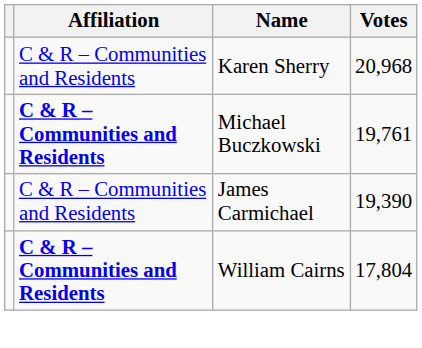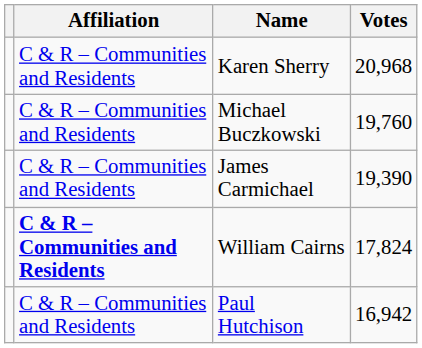(98, 133) bold -> (113, 122) normal
(384, 133) 19,761 -> (384, 122) 19,760
(384, 269) 17,804 -> (384, 246) 17,824
+ row: (261, 314)
